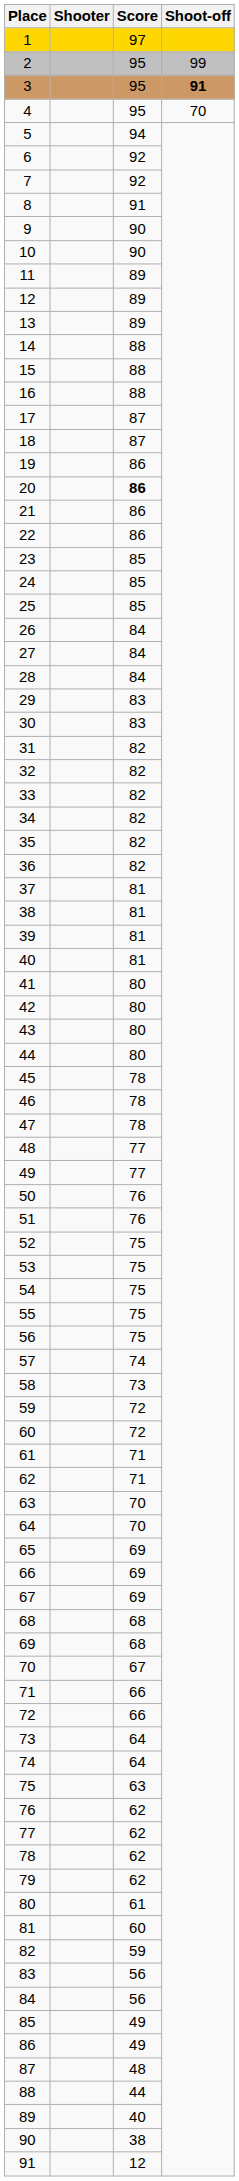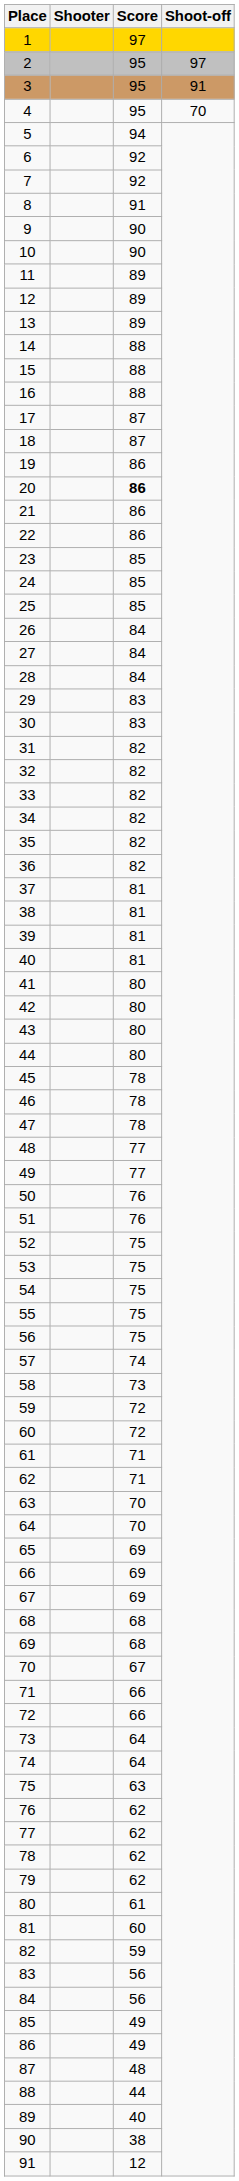(198, 63) 99 -> (198, 63) 97
(198, 87) bold -> (198, 87) normal
